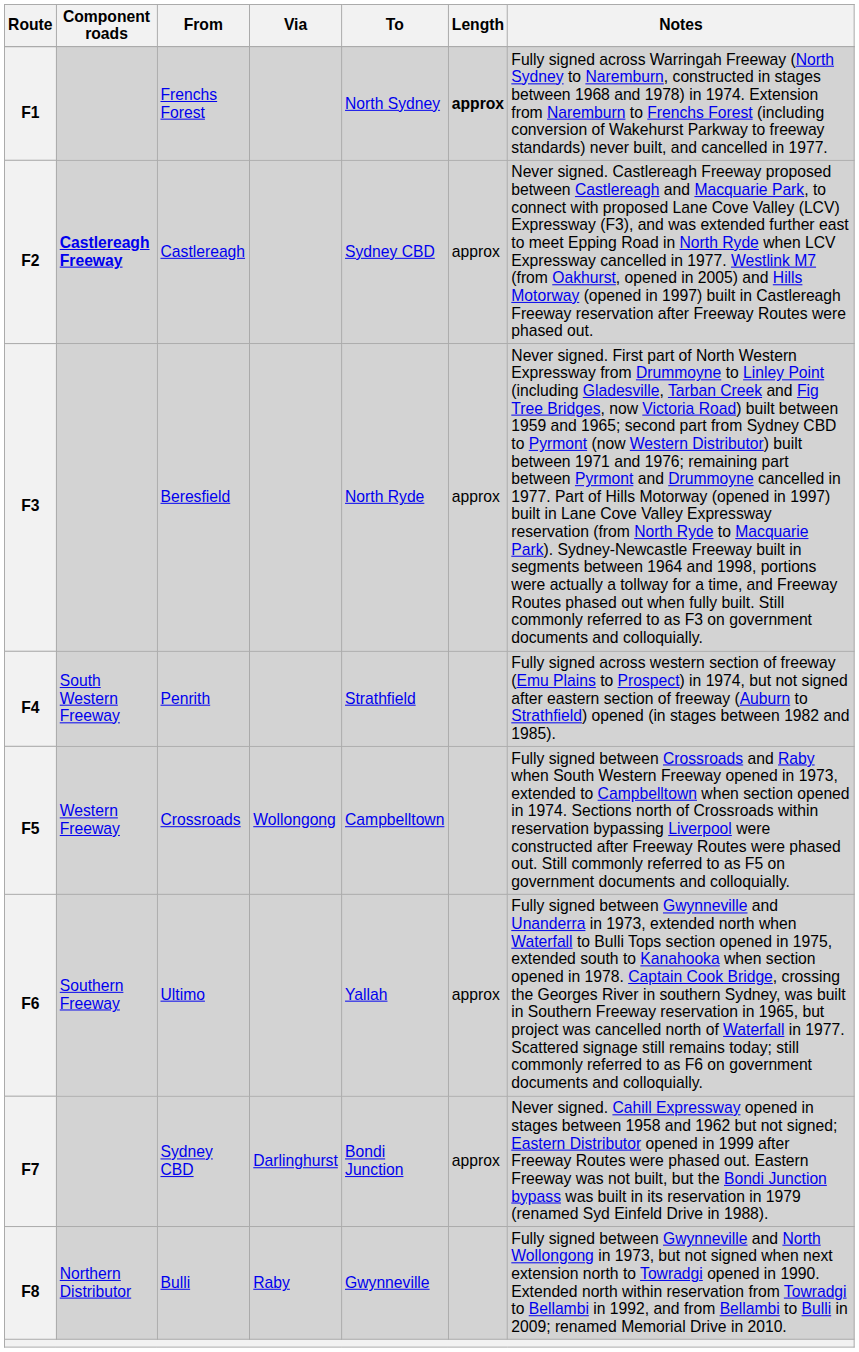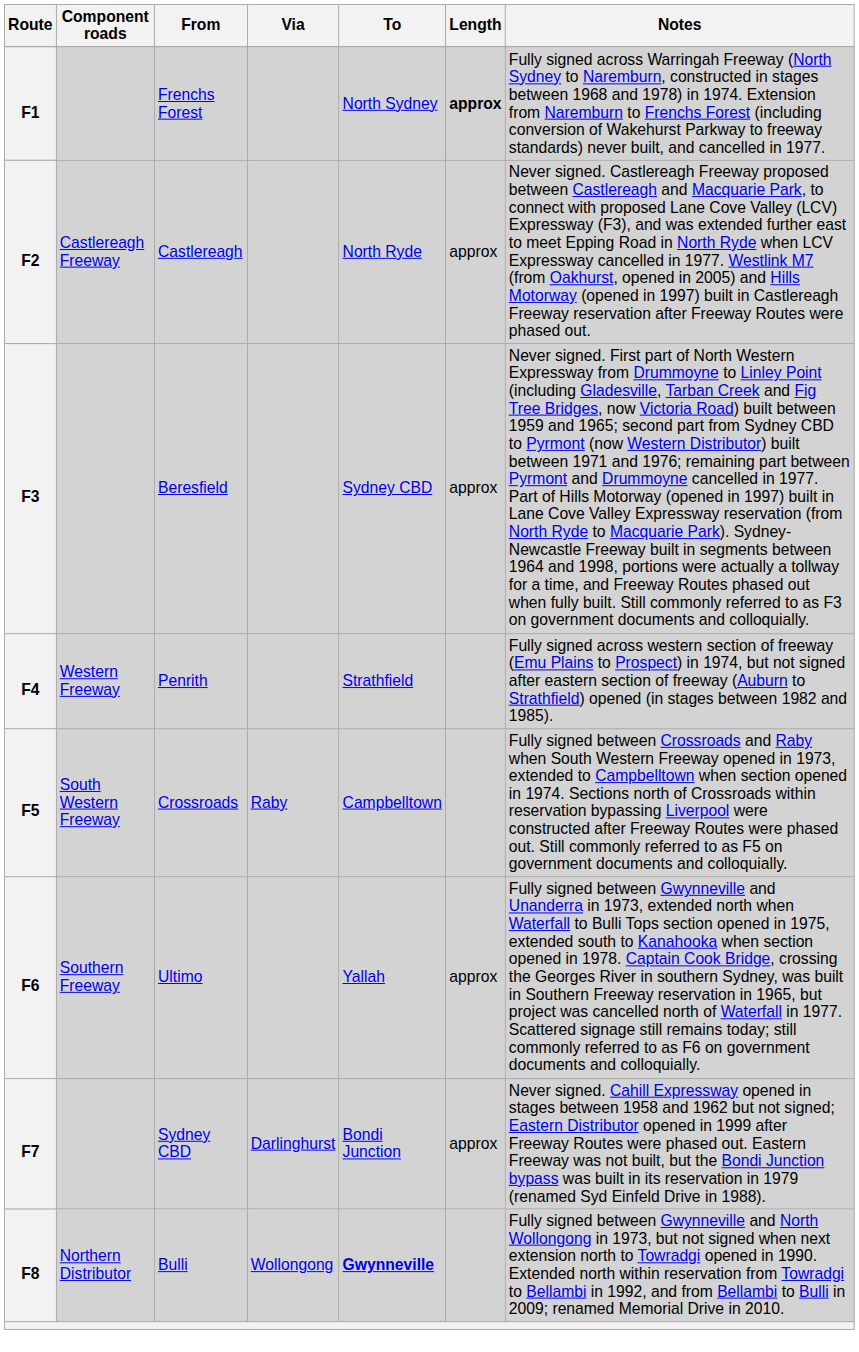(105, 251) bold -> (102, 251) normal
(390, 251) Sydney CBD -> (382, 251) North Ryde
(385, 497) North Ryde -> (387, 488) Sydney CBD
(90, 698) South Western Freeway -> (90, 680) Western Freeway
(90, 820) Western Freeway -> (90, 802) South Western Freeway
(295, 820) Wollongong -> (269, 802) Raby
(272, 1283) Raby -> (292, 1265) Wollongong
(387, 1283) normal -> (388, 1265) bold
